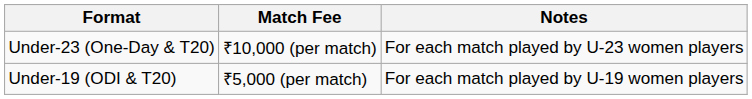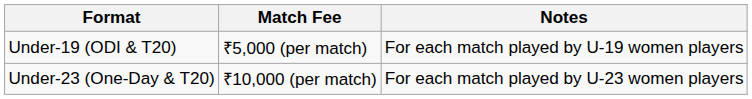rows swapped: (93, 78) <-> (112, 47)
